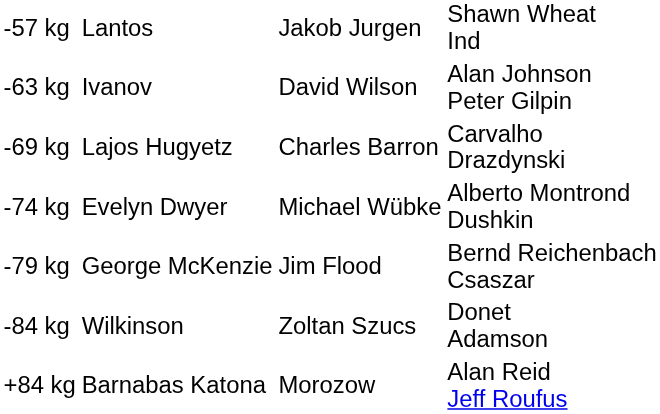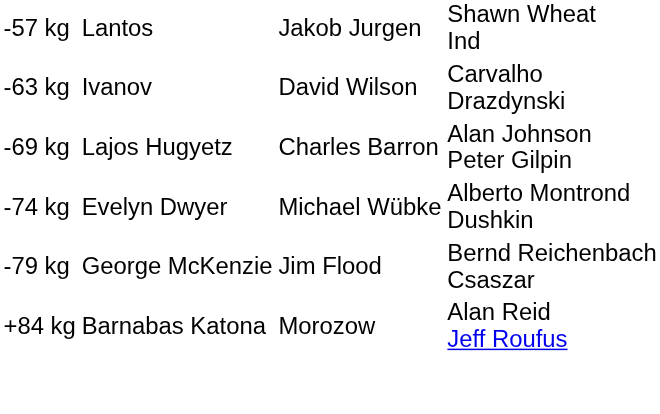(520, 87) Alan Johnson Peter Gilpin -> (506, 87) Carvalho Drazdynski
(506, 147) Carvalho Drazdynski -> (520, 147) Alan Johnson Peter Gilpin
- row: (37, 326)
